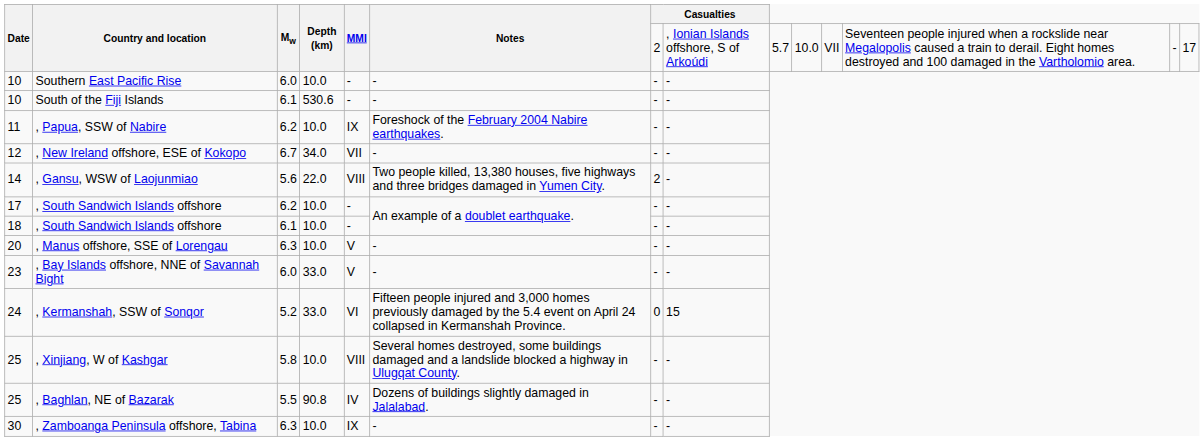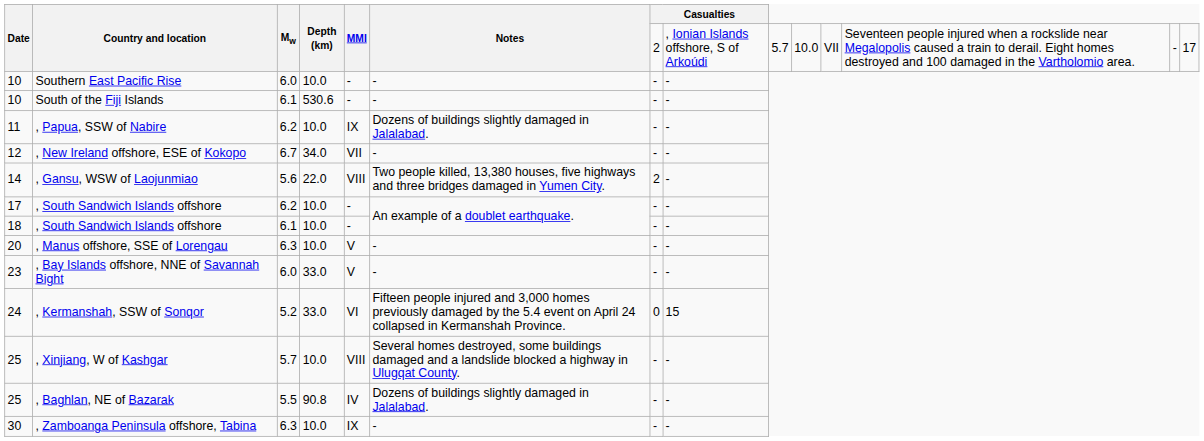(480, 127) Foreshock of the February 2004 Nabire earthquakes. -> (481, 127) Dozens of buildings slightly damaged in Jalalabad.
(288, 359) 5.8 -> (288, 359) 5.7
